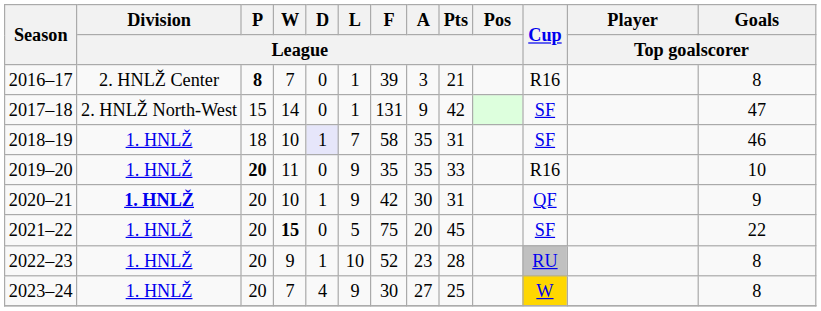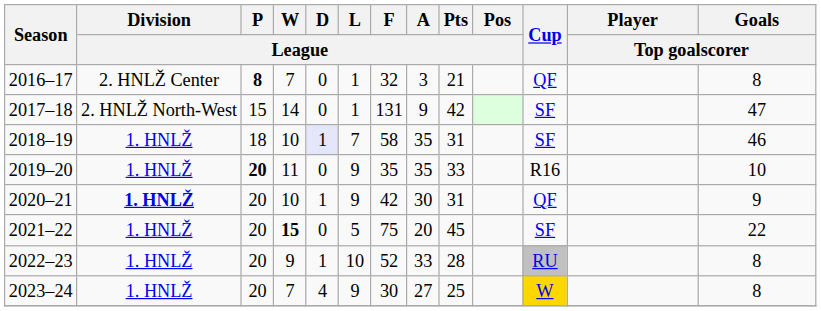(389, 79) 39 -> (389, 79) 32
(545, 79) R16 -> (545, 79) QF
(423, 260) 23 -> (423, 260) 33
